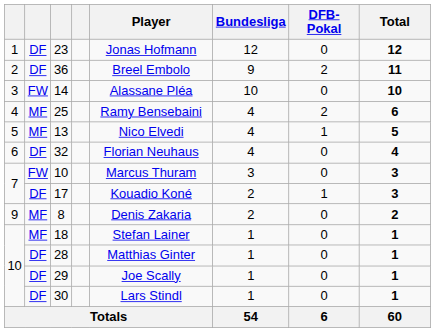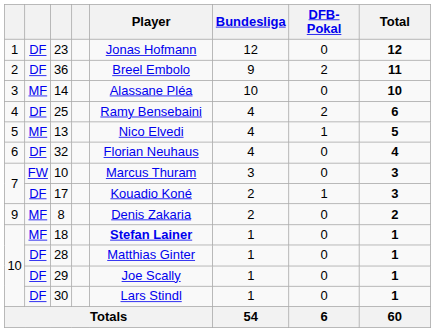(38, 91) FW -> (38, 91) MF
(38, 111) MF -> (38, 111) DF
(151, 234) normal -> (151, 234) bold
